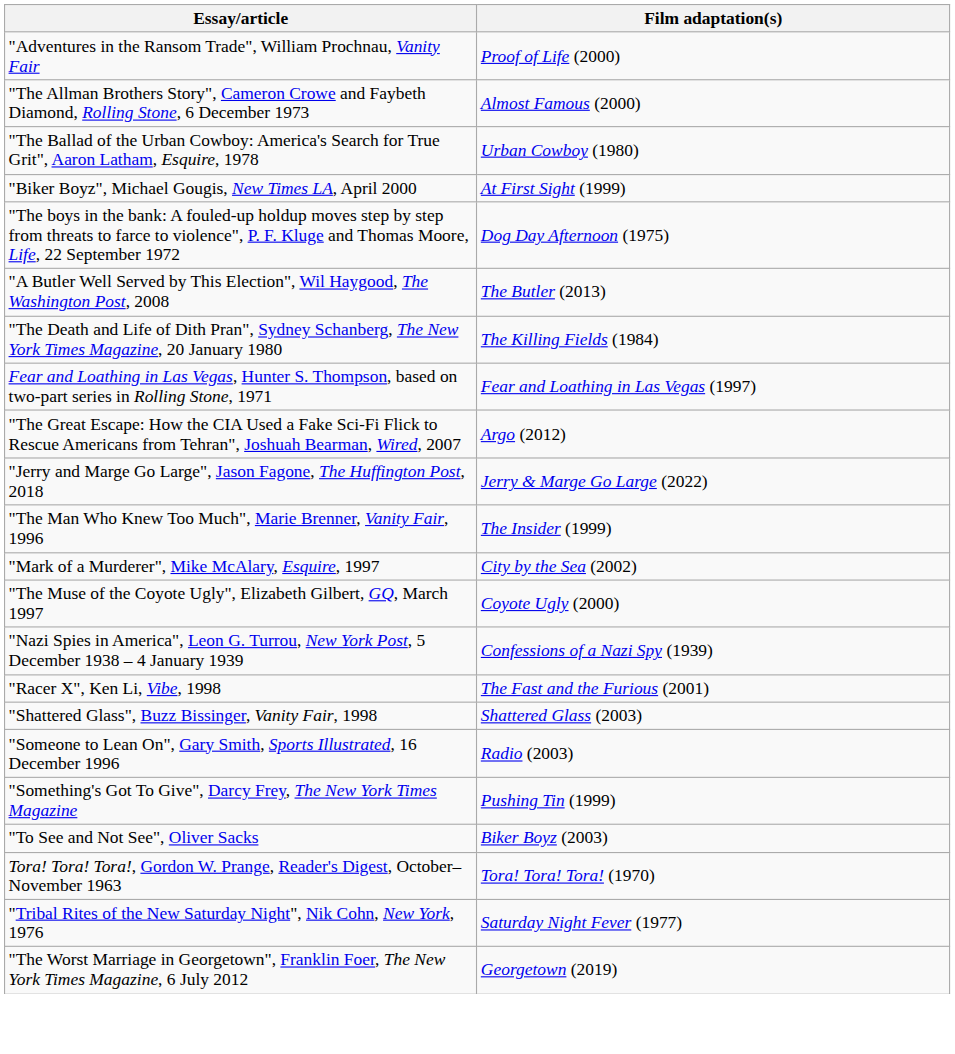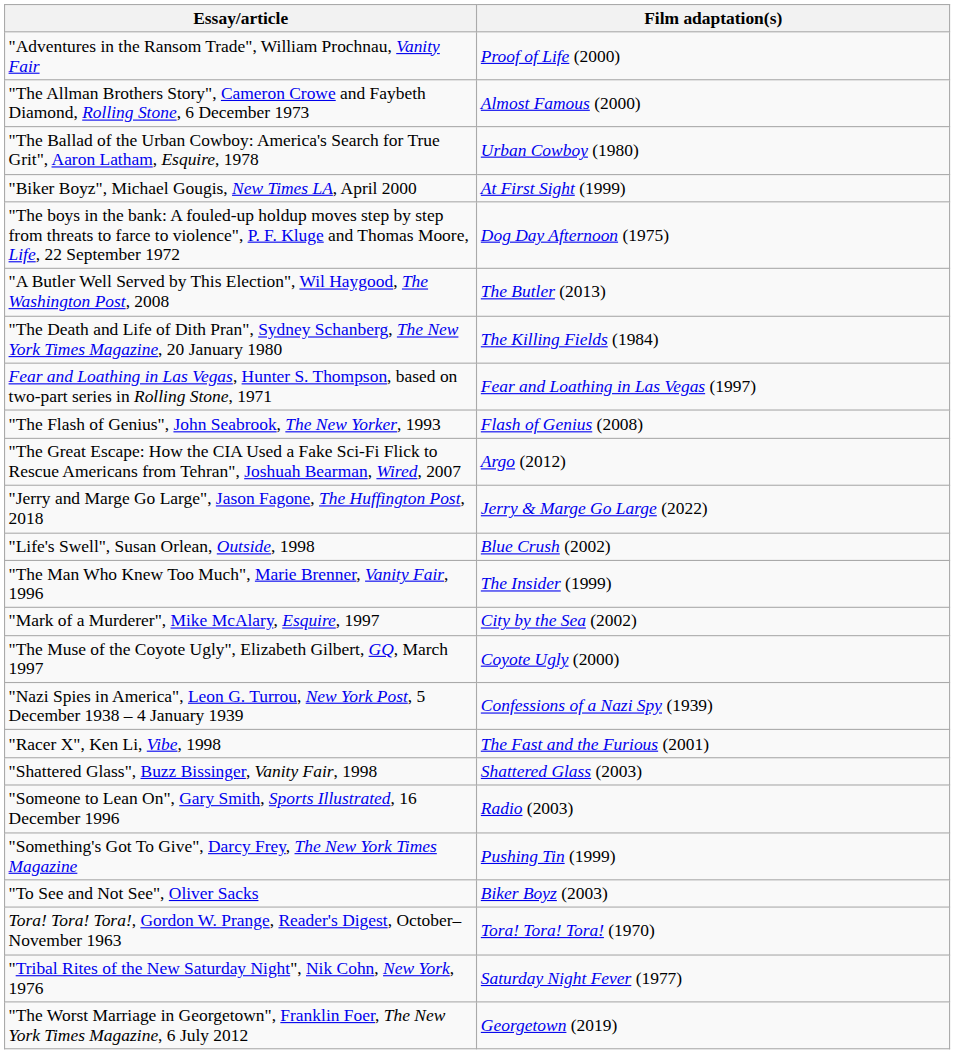+ row: (225, 424)
+ row: (162, 546)
